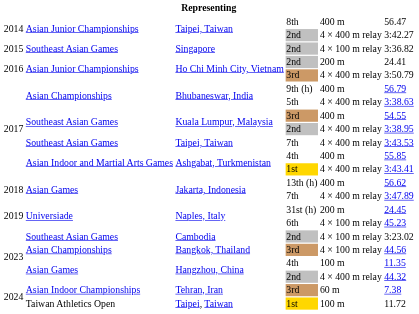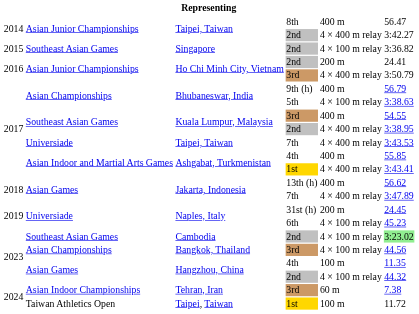(351, 102) 4 × 400 m relay -> (351, 102) 4 × 100 m relay
(72, 142) Southeast Asian Games -> (49, 142) Universiade
(399, 236) no background -> (399, 236) lightgreen background
(351, 276) 4 × 400 m relay -> (351, 276) 4 × 100 m relay
